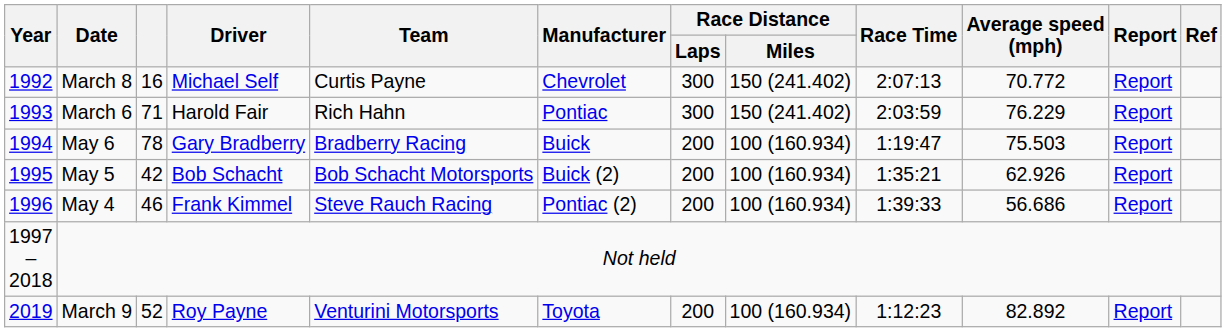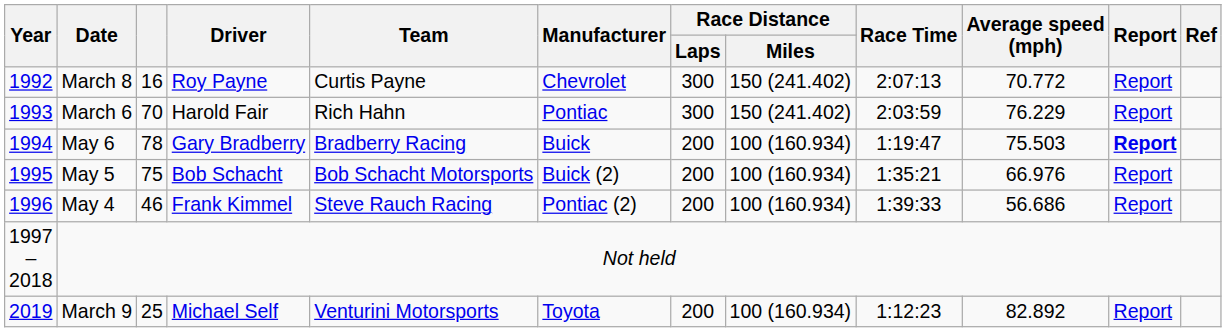(225, 81) Michael Self -> (219, 81) Roy Payne
(152, 112) 71 -> (152, 112) 70
(1143, 143) normal -> (1145, 143) bold
(152, 174) 42 -> (152, 174) 75
(1035, 174) 62.926 -> (1035, 174) 66.976
(152, 311) 52 -> (152, 311) 25
(219, 311) Roy Payne -> (225, 311) Michael Self
